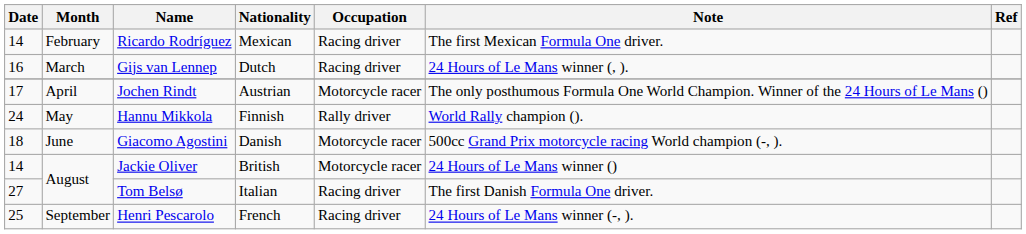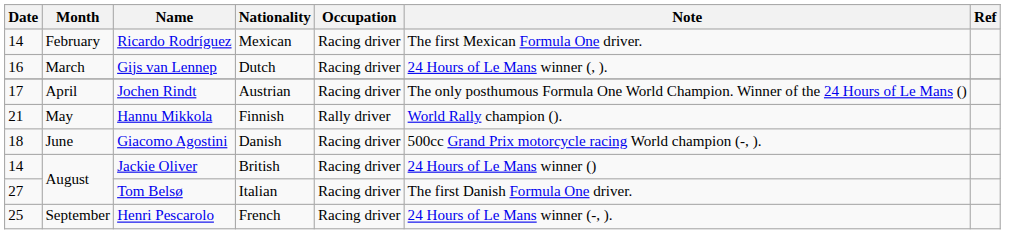(370, 91) Motorcycle racer -> (359, 91) Racing driver
(16, 116) 24 -> (16, 116) 21
(370, 141) Motorcycle racer -> (359, 141) Racing driver
(370, 165) Motorcycle racer -> (359, 165) Racing driver
